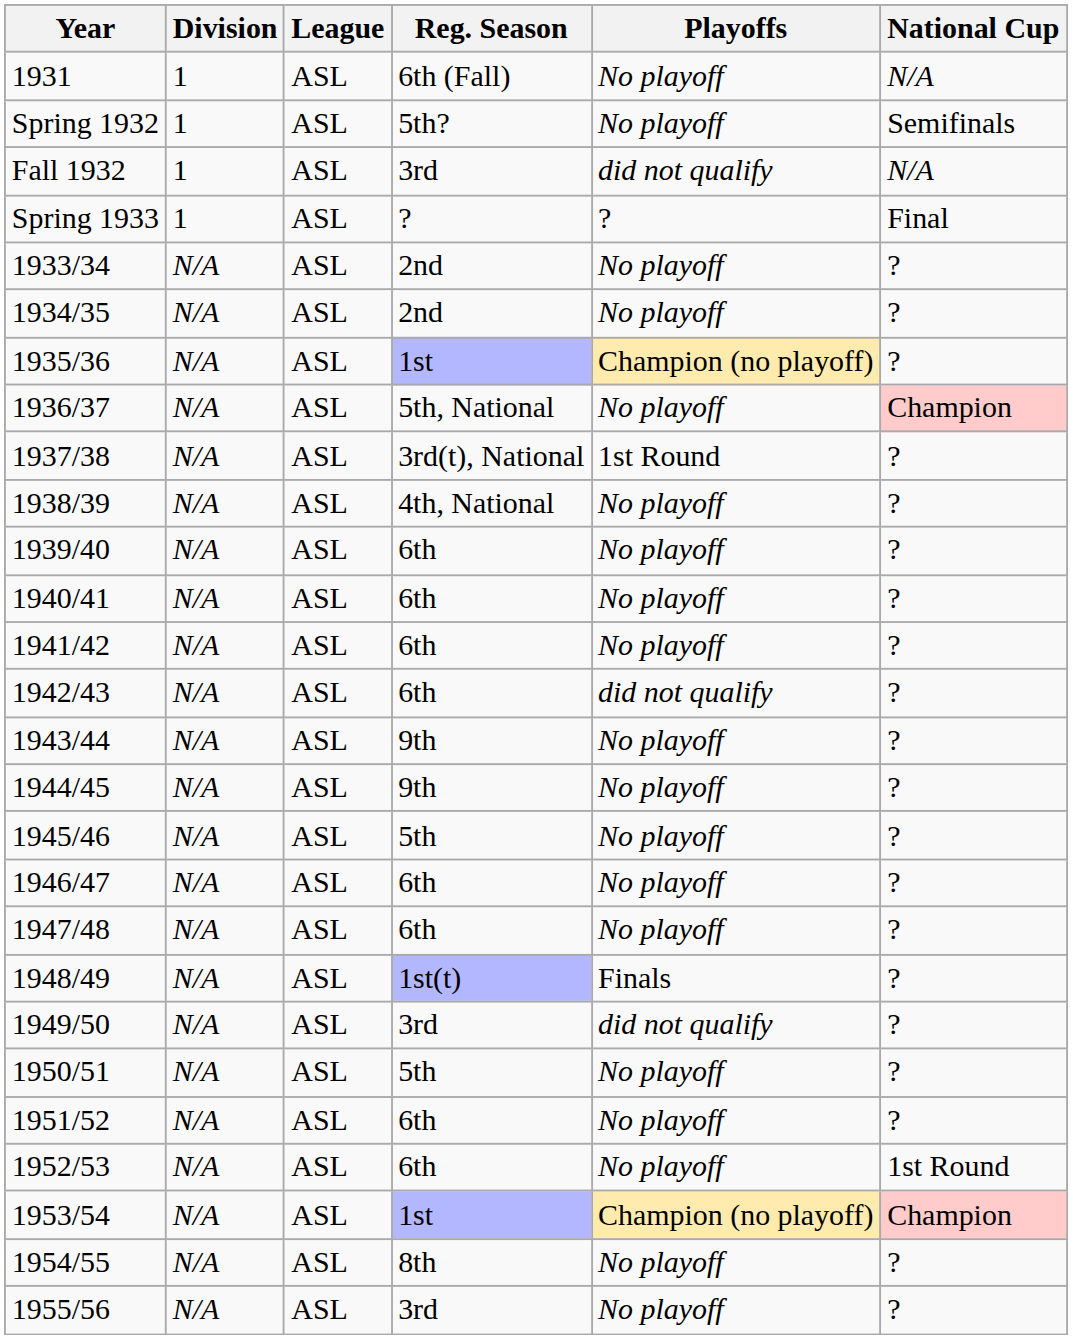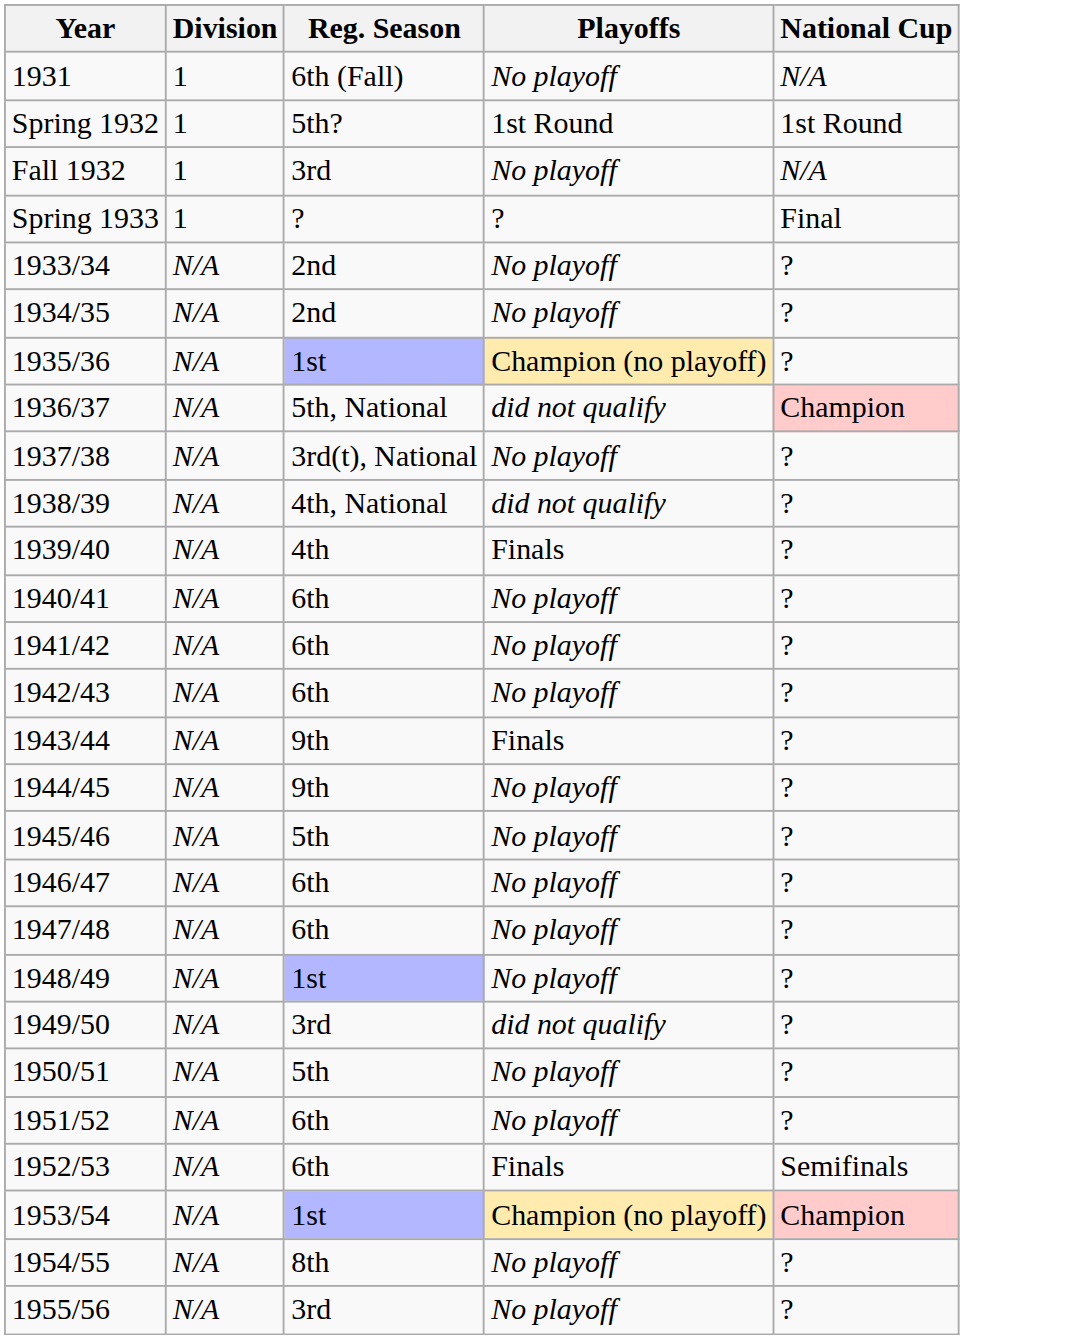- column: (338, 28)
(661, 123) No playoff -> (552, 123) 1st Round
(951, 123) Semifinals -> (841, 123) 1st Round
(685, 170) did not qualify -> (554, 170) No playoff
(661, 407) No playoff -> (578, 407) did not qualify
(659, 455) 1st Round -> (554, 455) No playoff
(661, 502) No playoff -> (578, 502) did not qualify
(417, 550) 6th -> (310, 550) 4th
(661, 550) No playoff -> (528, 550) Finals
(685, 692) did not qualify -> (554, 692) No playoff
(661, 739) No playoff -> (528, 739) Finals
(430, 977) 1st(t) -> (309, 977) 1st
(635, 977) Finals -> (554, 977) No playoff
(661, 1167) No playoff -> (528, 1167) Finals
(948, 1167) 1st Round -> (844, 1167) Semifinals
